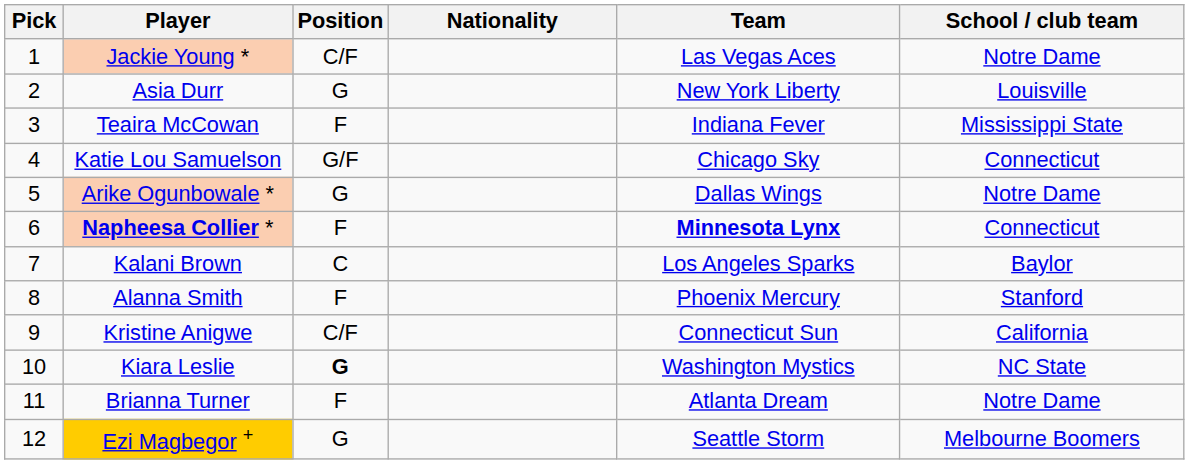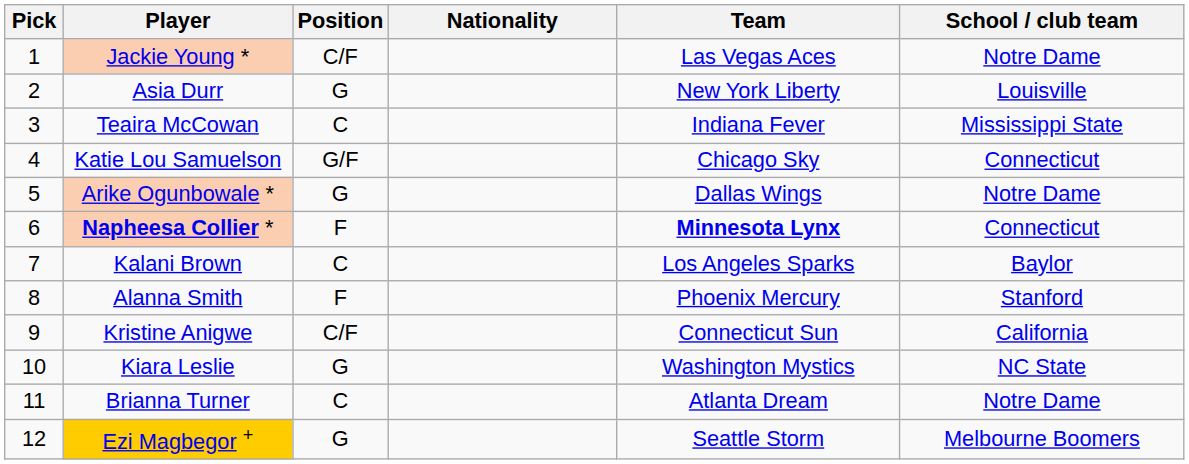(340, 125) F -> (340, 125) C
(340, 366) bold -> (340, 366) normal
(340, 401) F -> (340, 401) C
